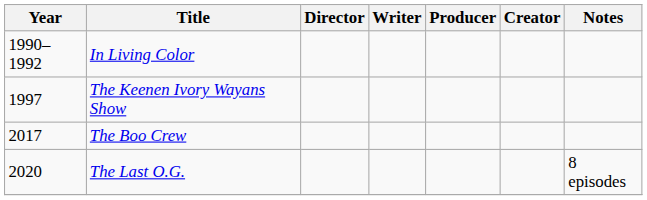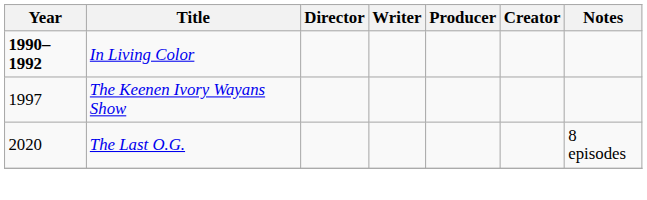(29, 53) normal -> (29, 53) bold
- row: (138, 135)
